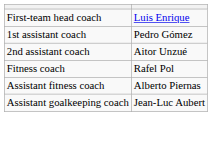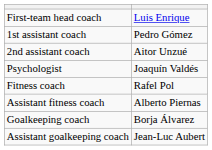+ row: (34, 68)
+ row: (48, 119)
